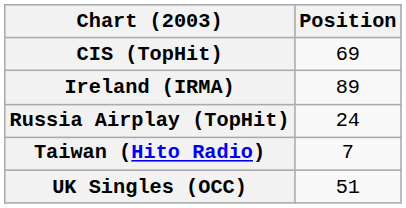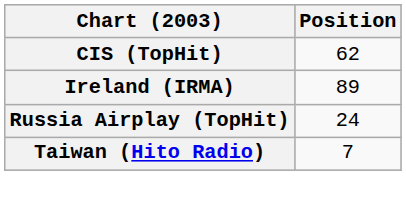(348, 54) 69 -> (348, 54) 62
- row: (150, 187)
